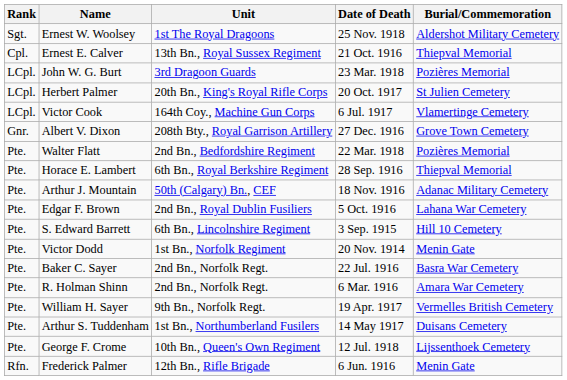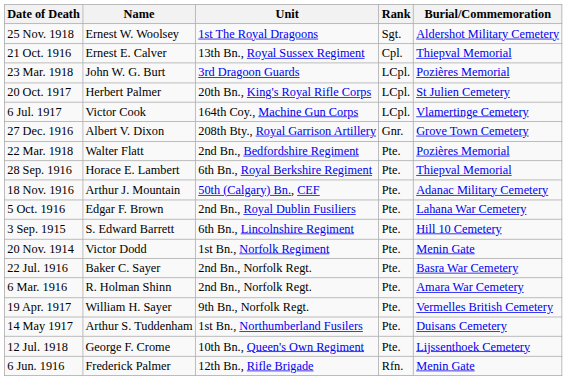columns swapped: (22, 14) <-> (374, 14)
